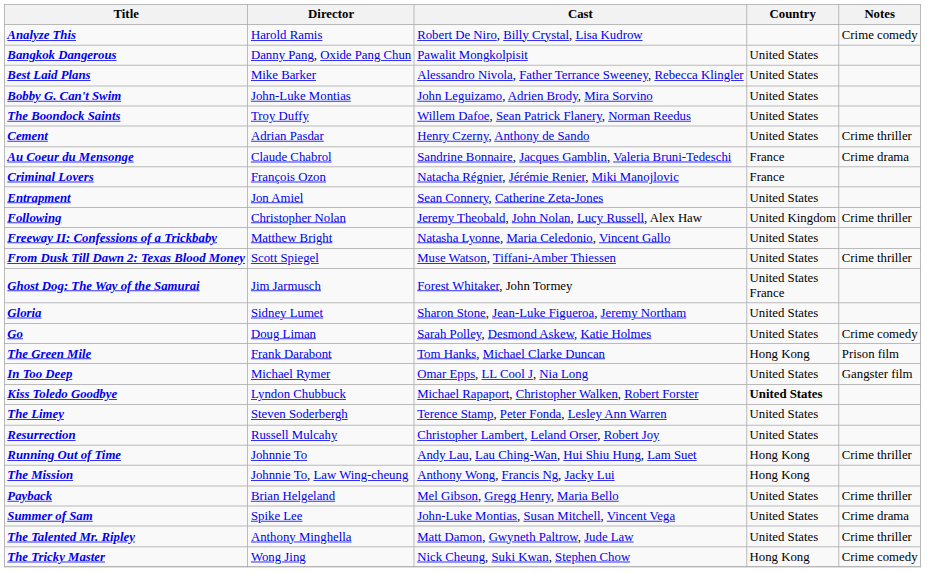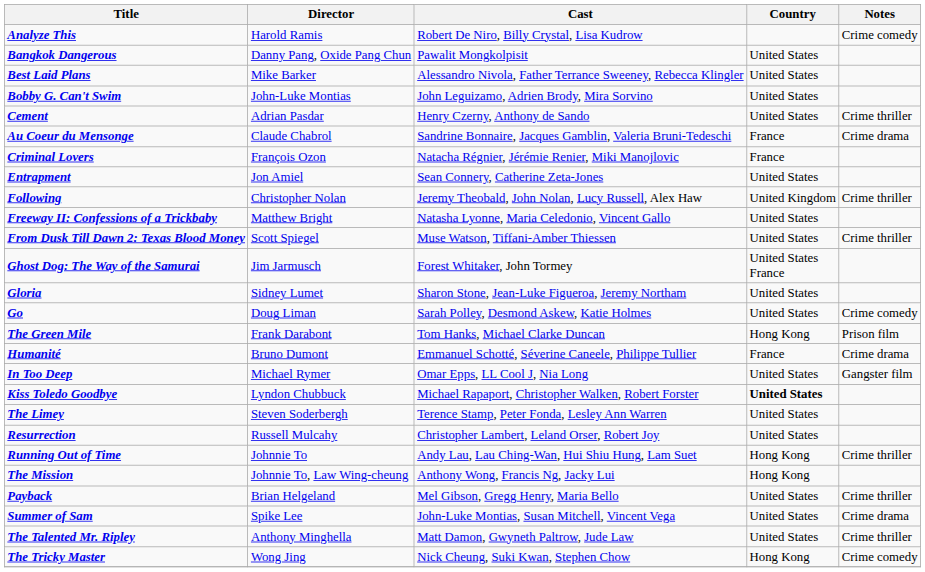- row: (64, 116)
+ row: (34, 353)
